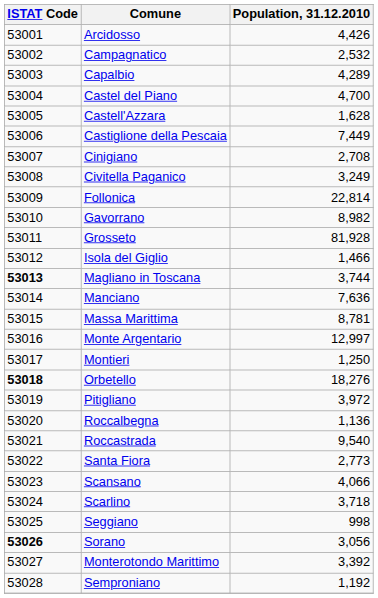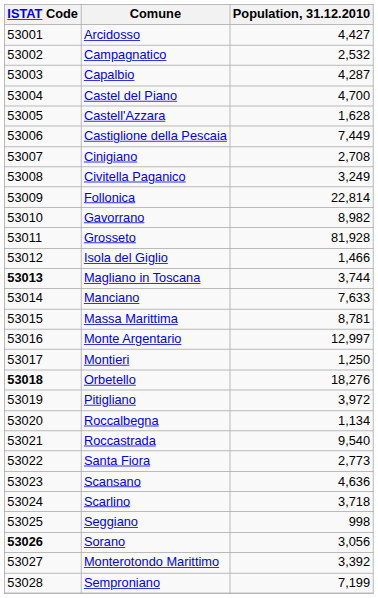(354, 34) 4,426 -> (354, 34) 4,427
(354, 75) 4,289 -> (354, 75) 4,287
(354, 298) 7,636 -> (354, 298) 7,633
(354, 420) 1,136 -> (354, 420) 1,134
(354, 481) 4,066 -> (354, 481) 4,636
(354, 583) 1,192 -> (354, 583) 7,199
